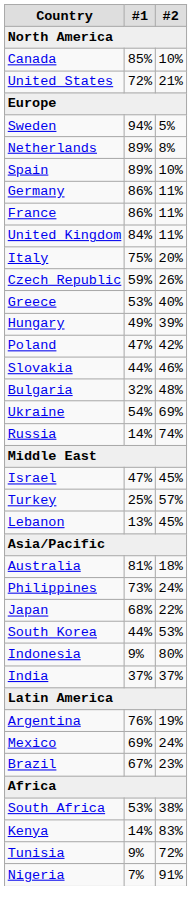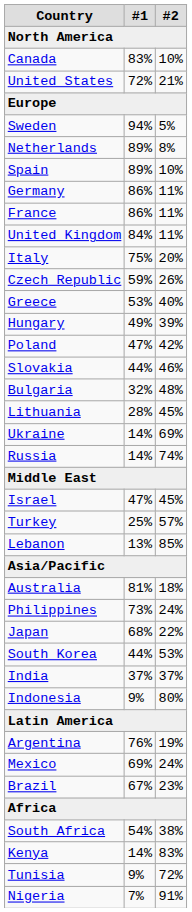(140, 60) 85% -> (140, 60) 83%
+ row: (44, 412)
(140, 412) 54% -> (140, 434) 14%
(171, 522) 45% -> (171, 544) 85%
rows swapped: (28, 677) <-> (44, 655)
(140, 809) 53% -> (140, 831) 54%
